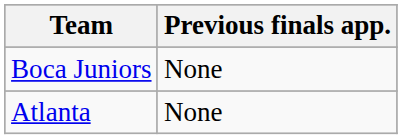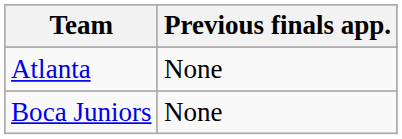rows swapped: (81, 68) <-> (51, 111)
